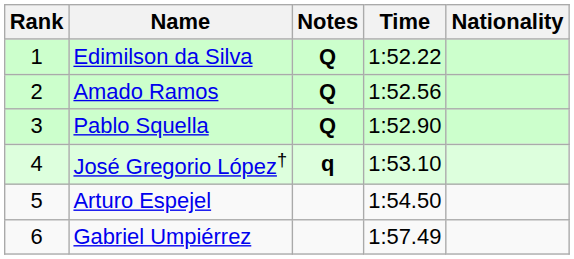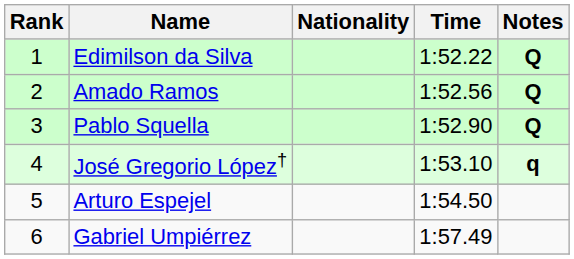columns swapped: (507, 21) <-> (328, 21)
